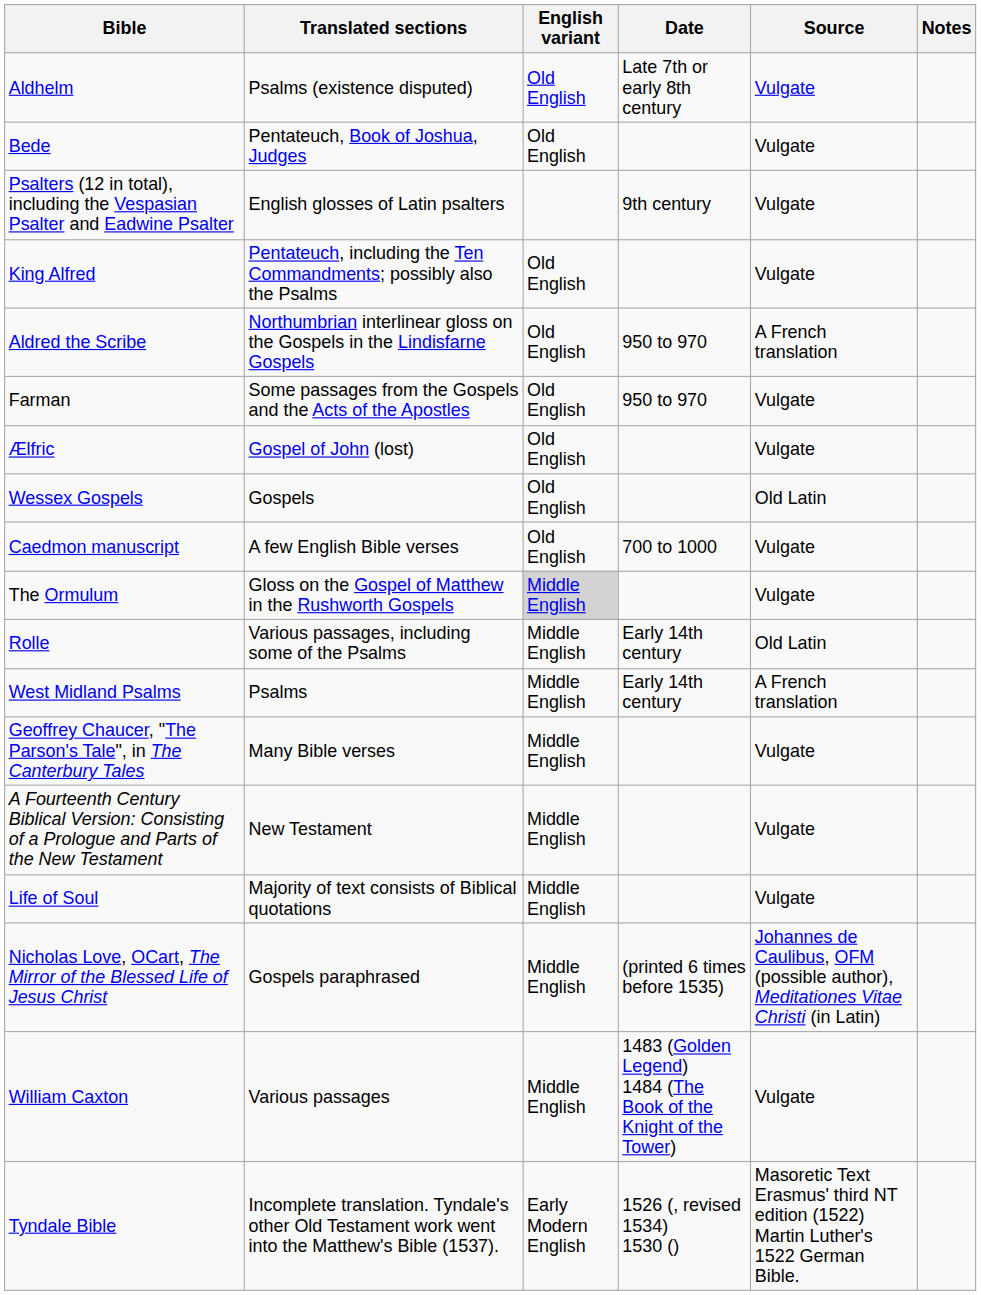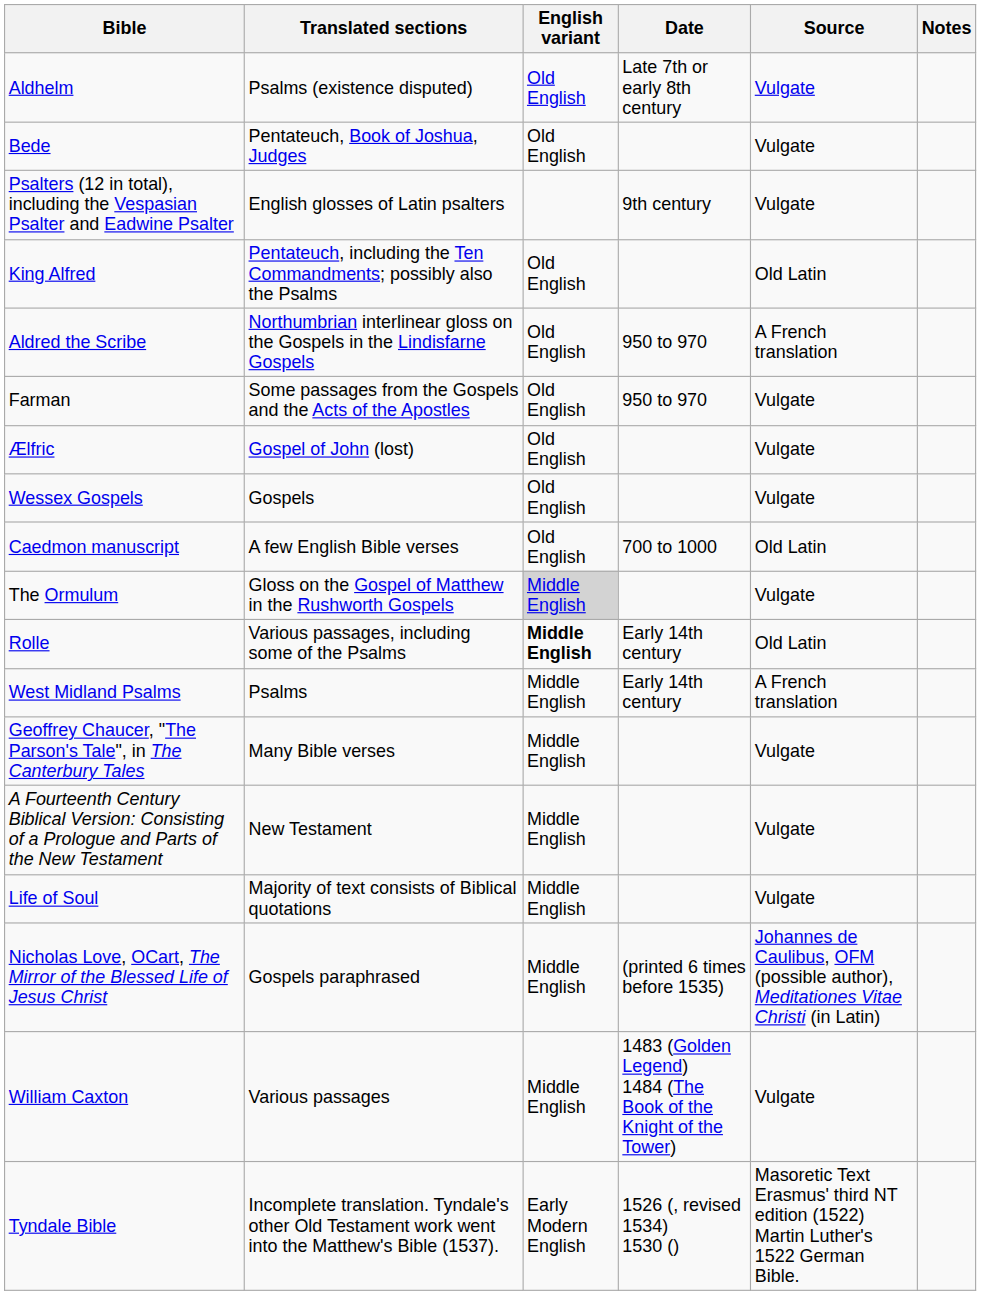(785, 273) Vulgate -> (791, 273) Old Latin
(791, 498) Old Latin -> (785, 498) Vulgate
(785, 546) Vulgate -> (791, 546) Old Latin
(556, 643) normal -> (559, 643) bold
